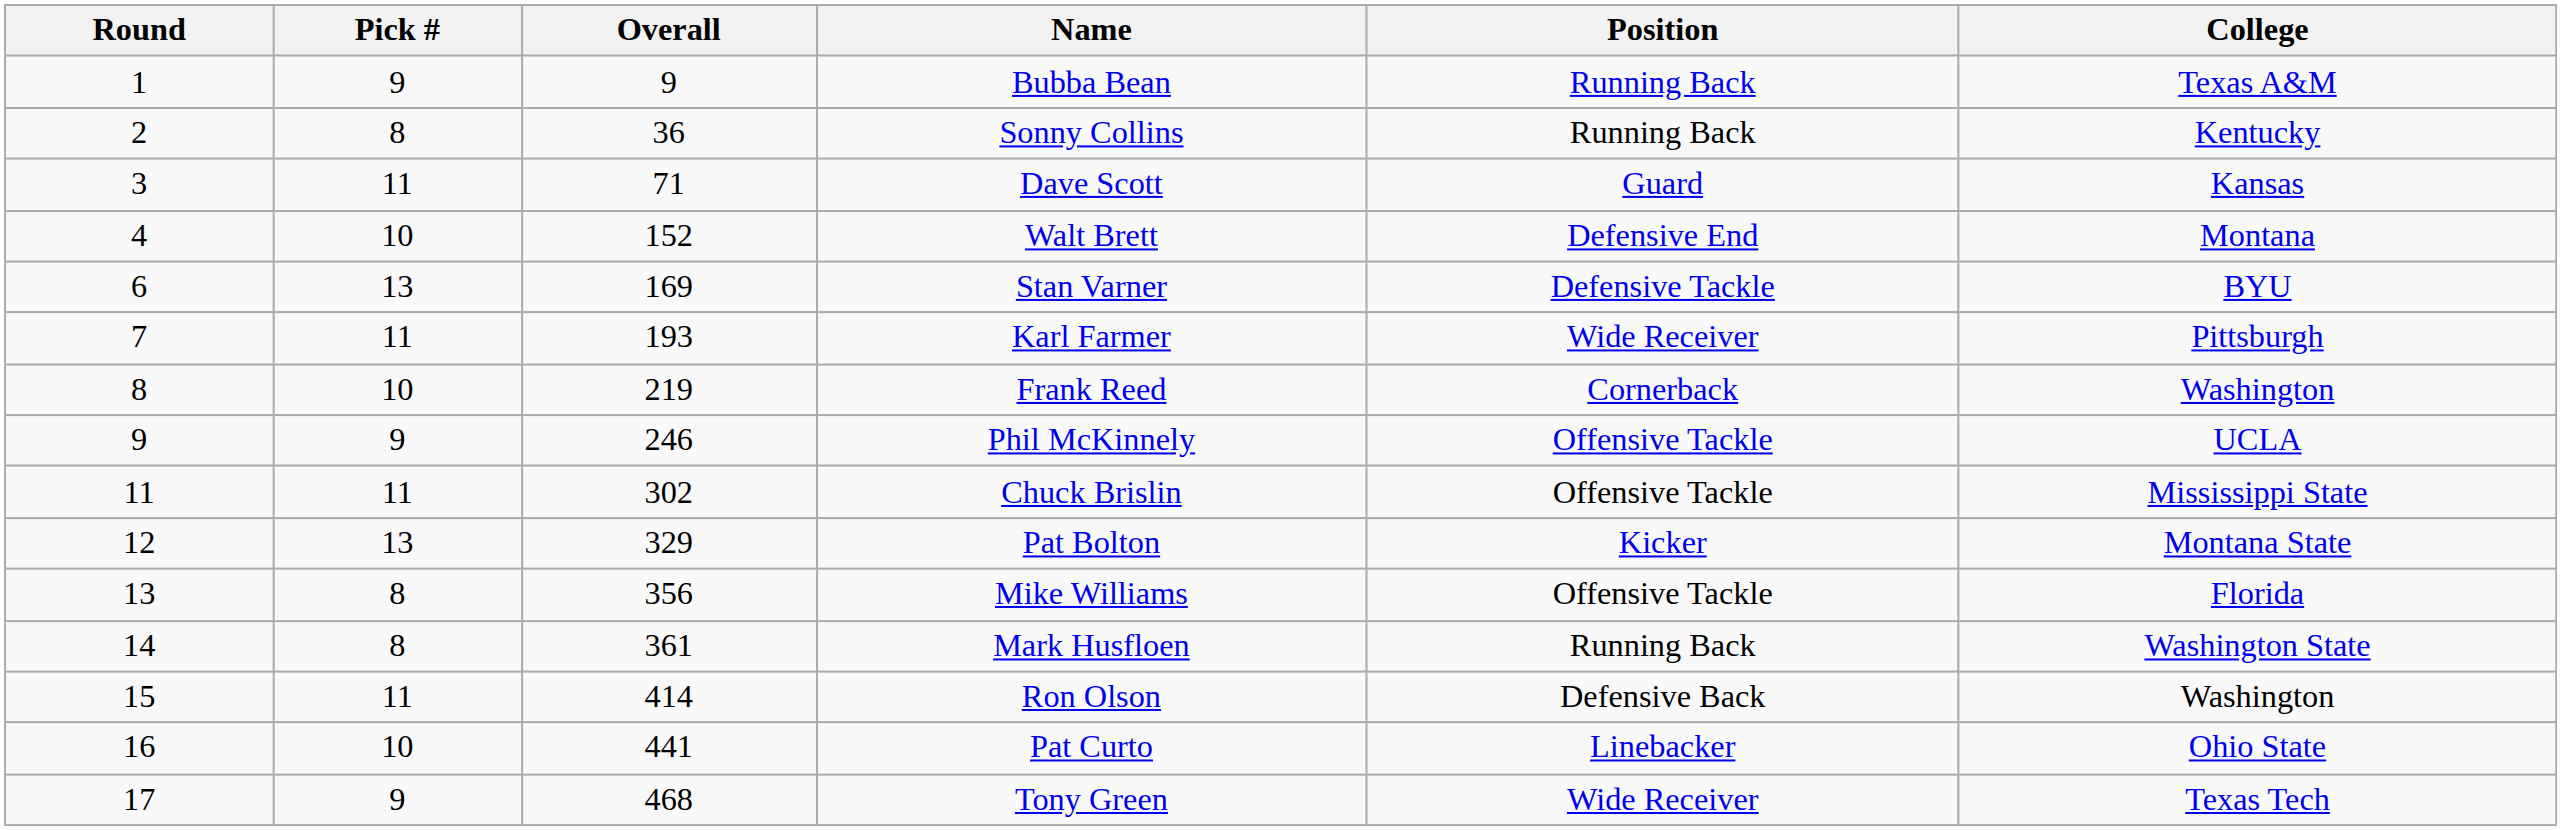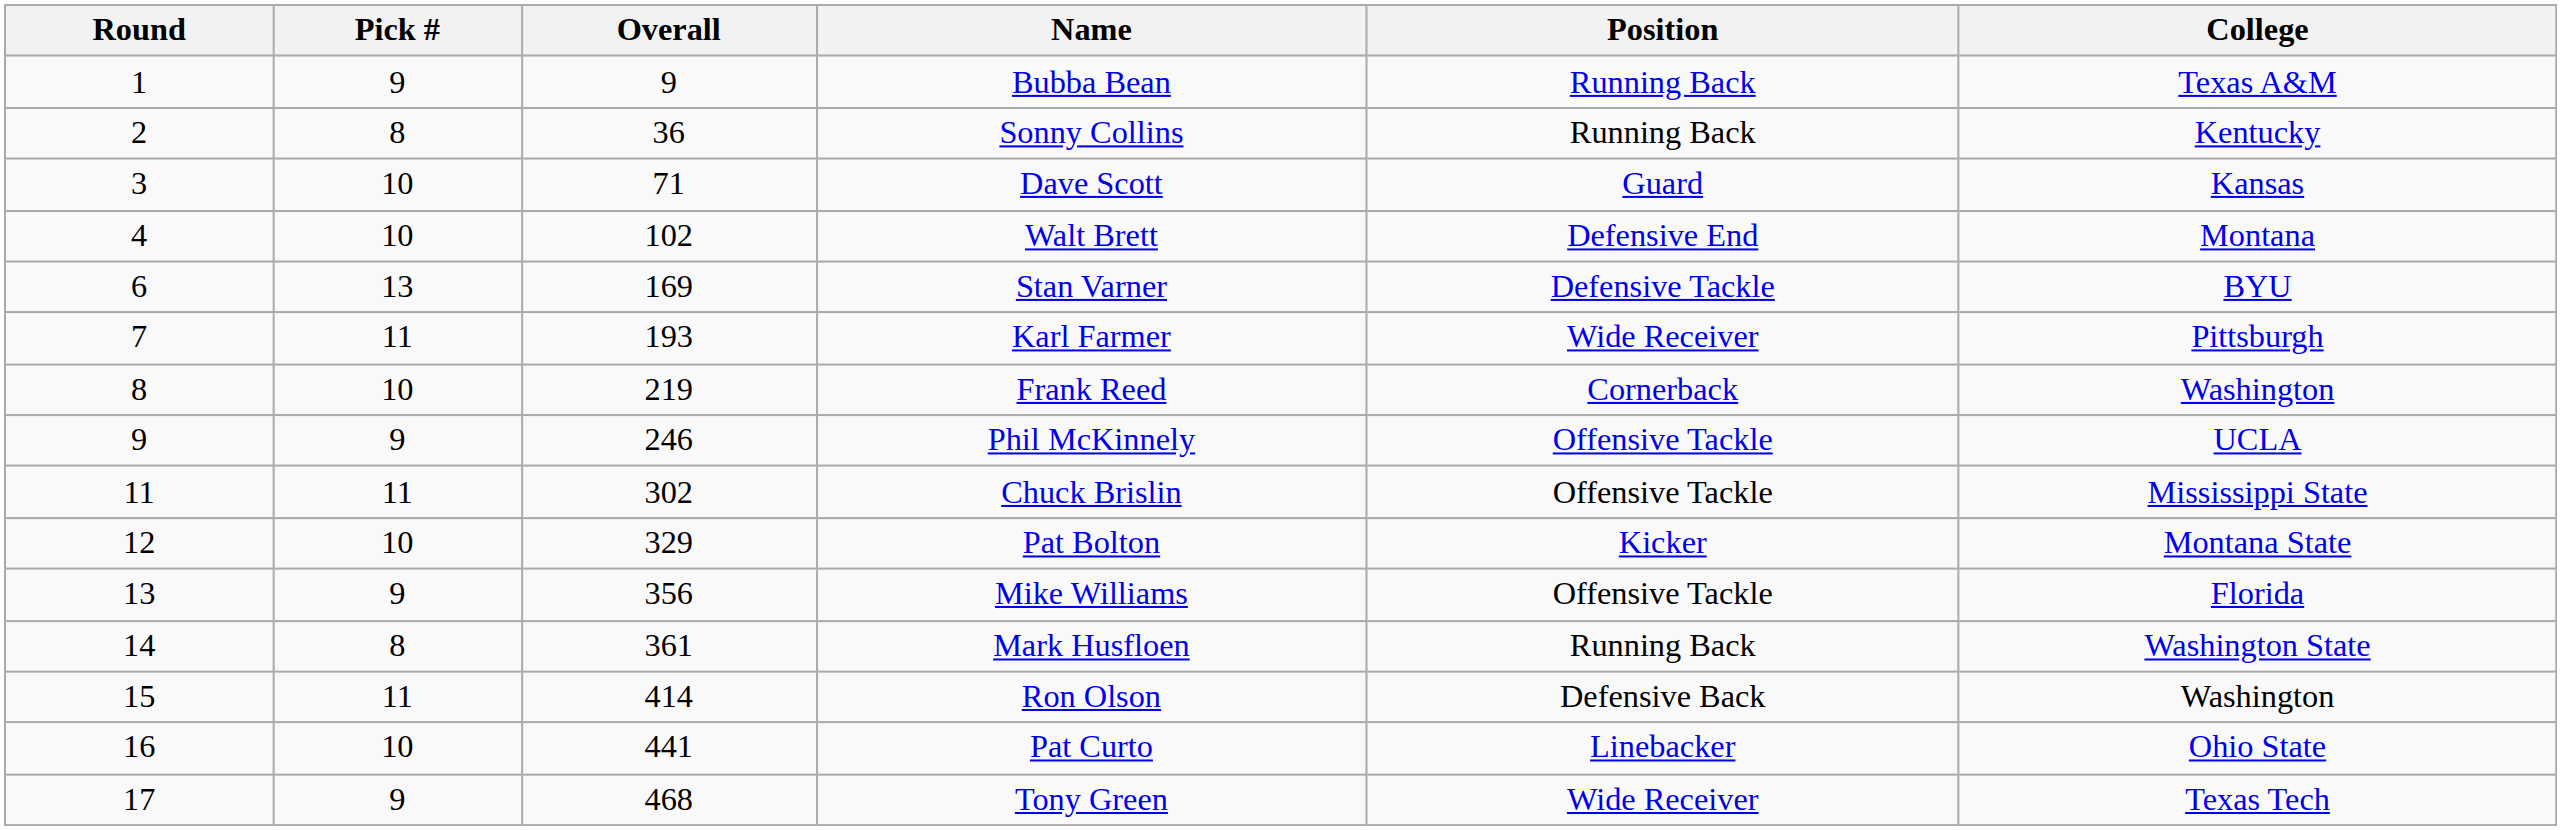(397, 183) 11 -> (397, 183) 10
(669, 235) 152 -> (669, 235) 102
(397, 542) 13 -> (397, 542) 10
(397, 593) 8 -> (397, 593) 9
